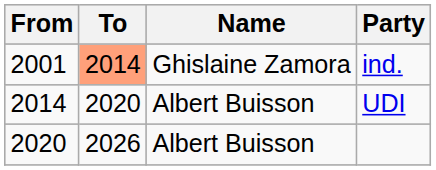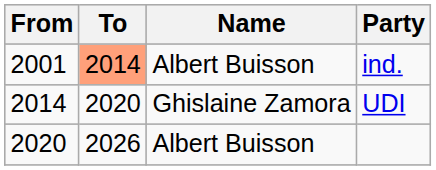(252, 64) Ghislaine Zamora -> (233, 64) Albert Buisson
(233, 104) Albert Buisson -> (252, 104) Ghislaine Zamora
